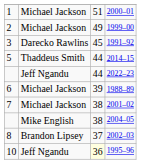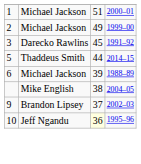- row: (120, 74)
- row: (120, 105)
(9, 136) 8 -> (9, 105) 9
